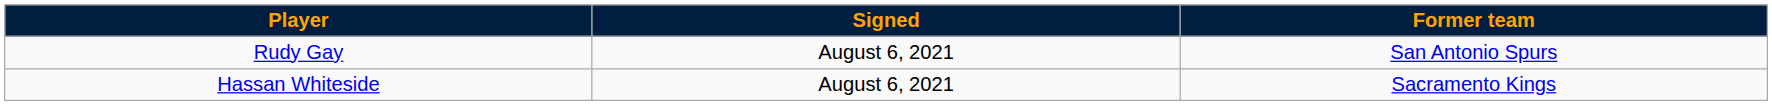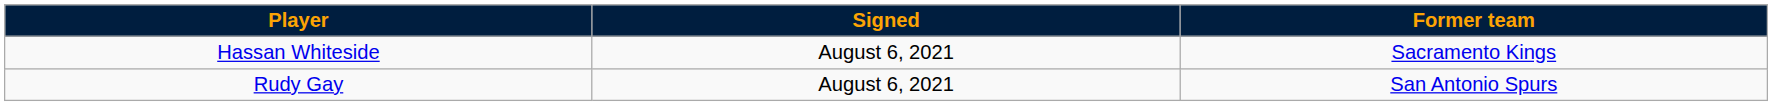rows swapped: (298, 52) <-> (298, 84)
